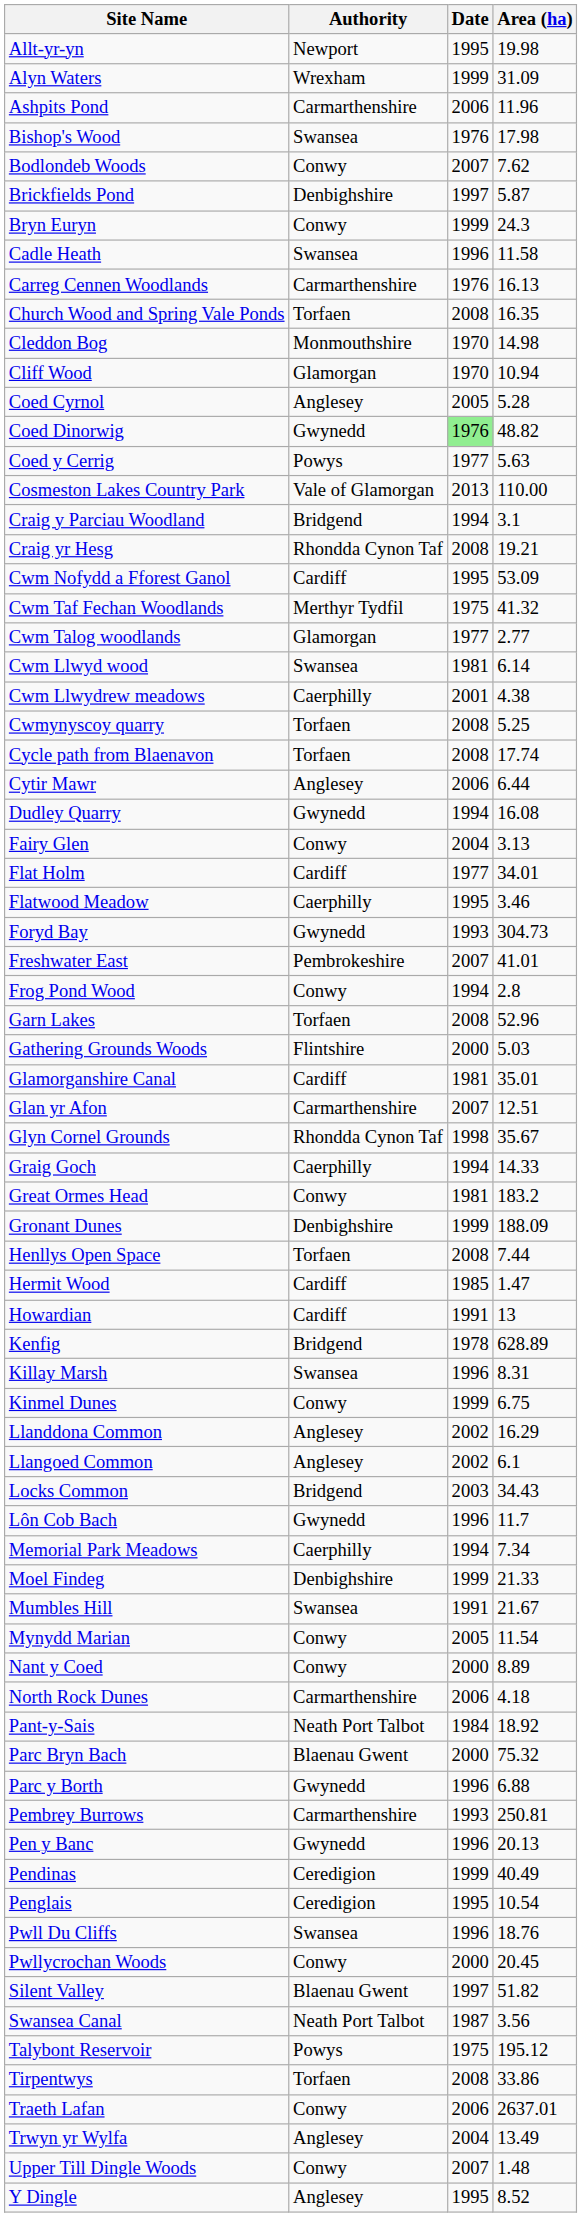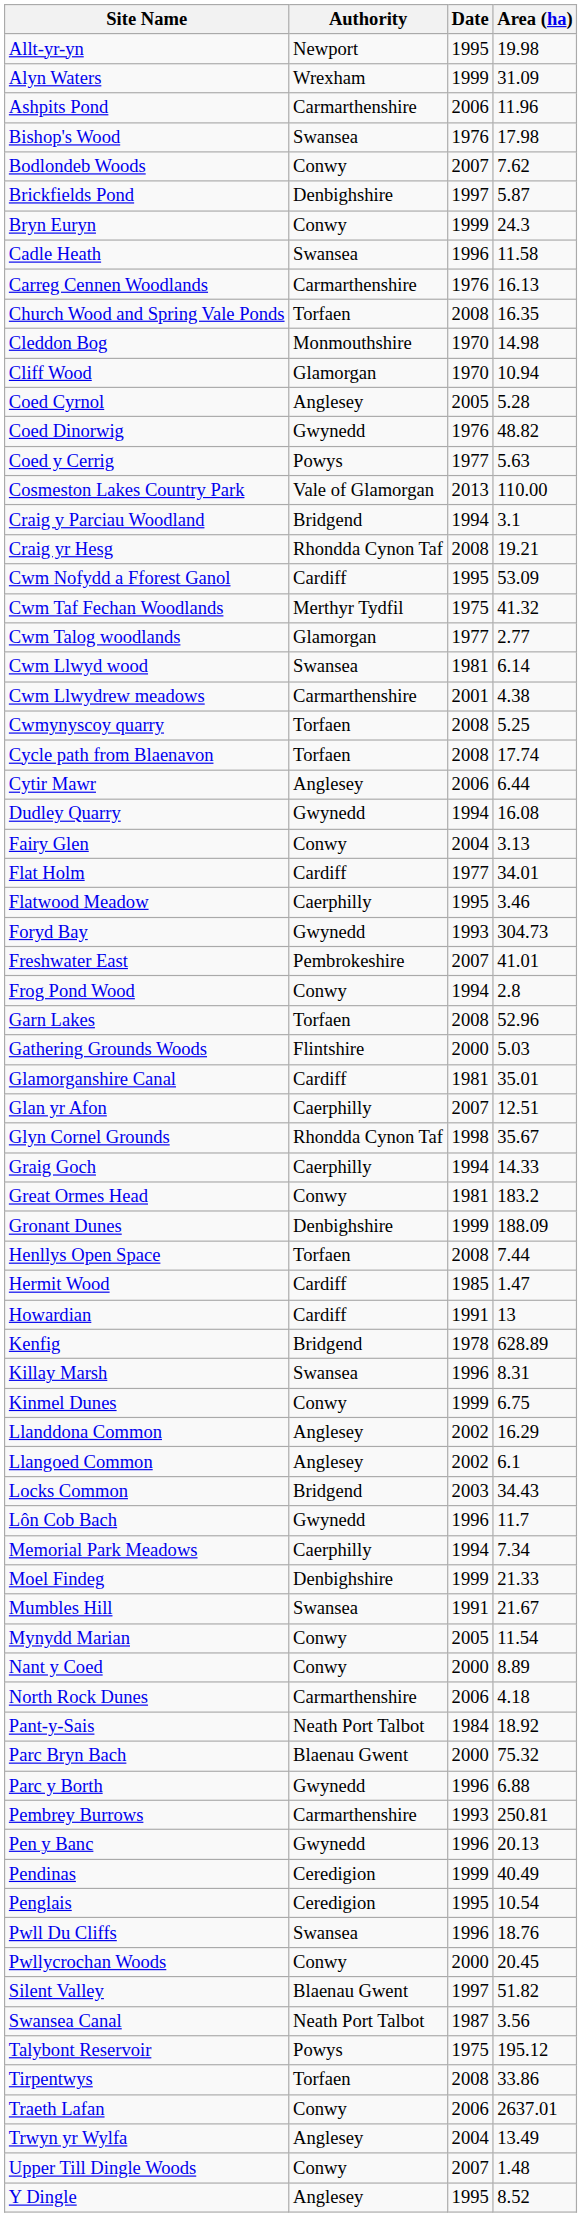(470, 431) lightgreen background -> (470, 431) no background
(332, 696) Caerphilly -> (355, 696) Carmarthenshire
(355, 1108) Carmarthenshire -> (332, 1108) Caerphilly
